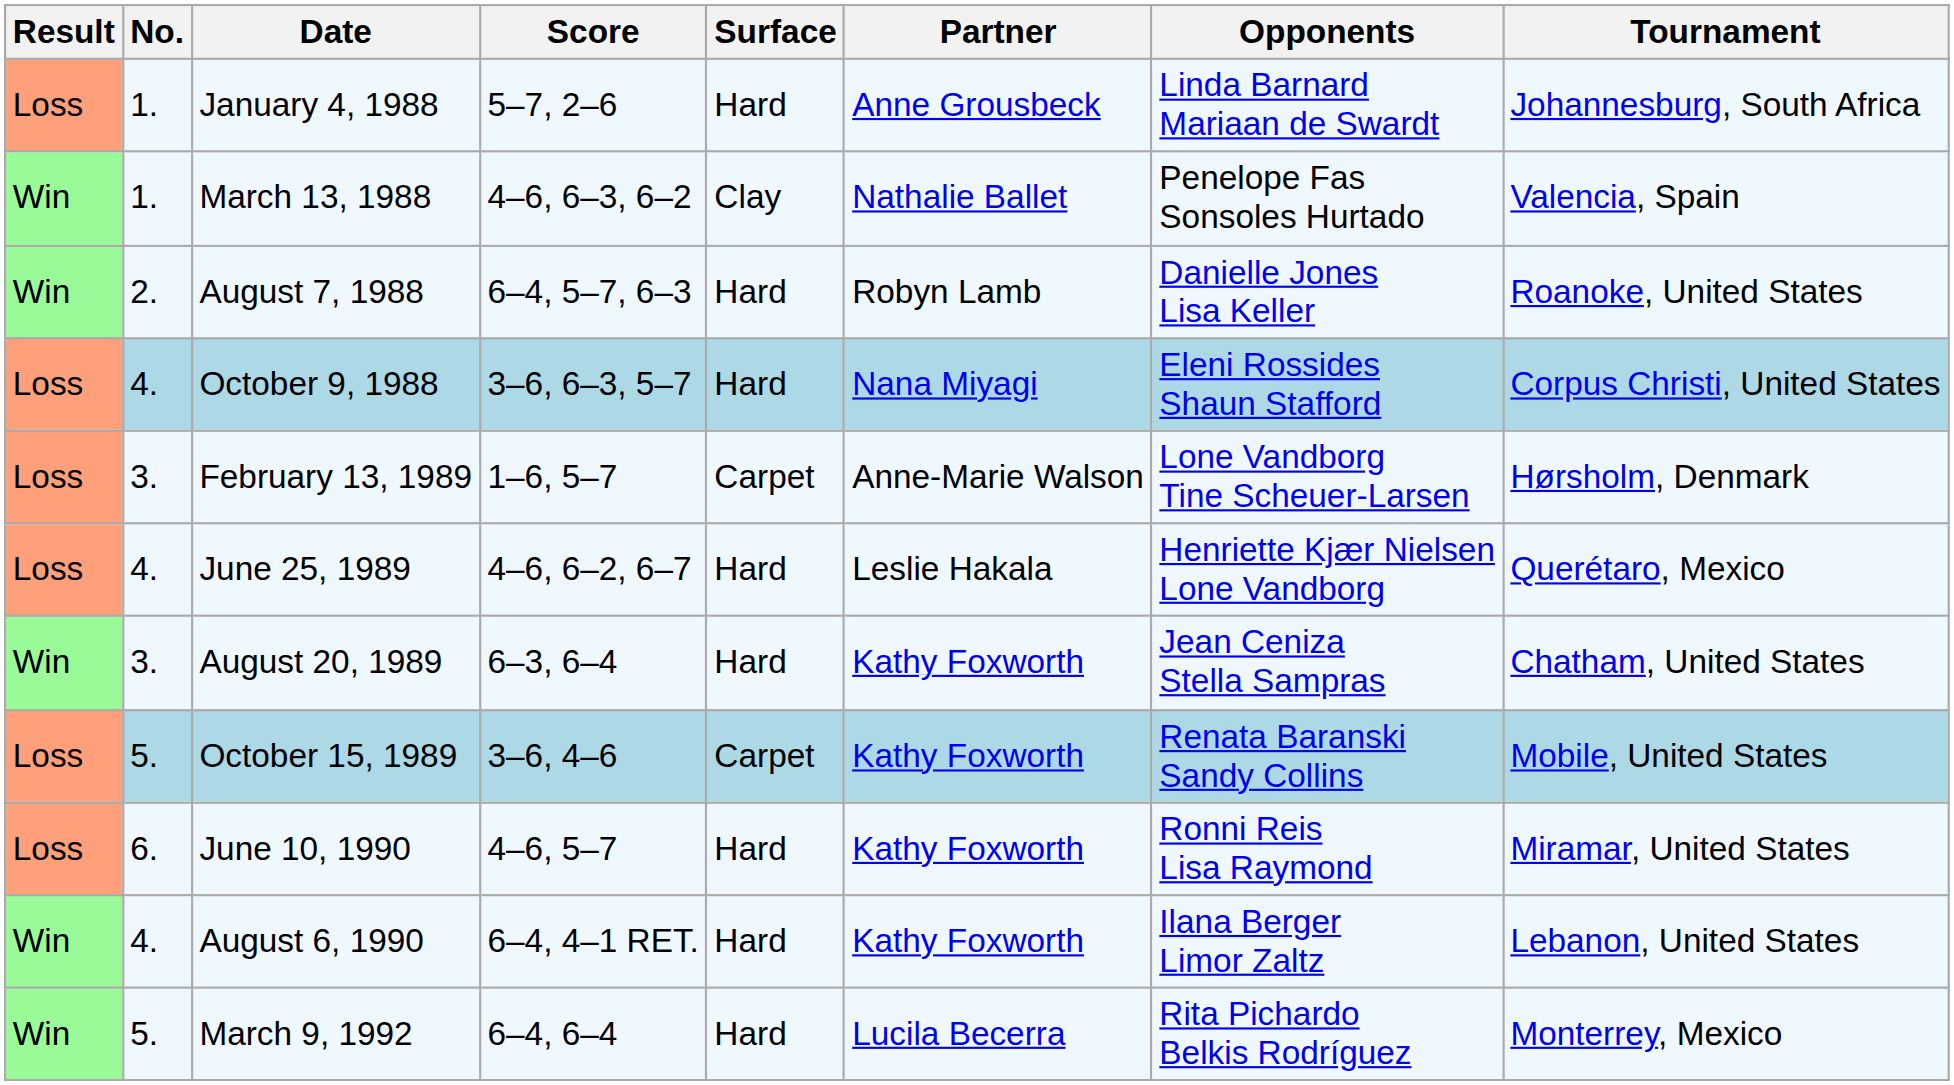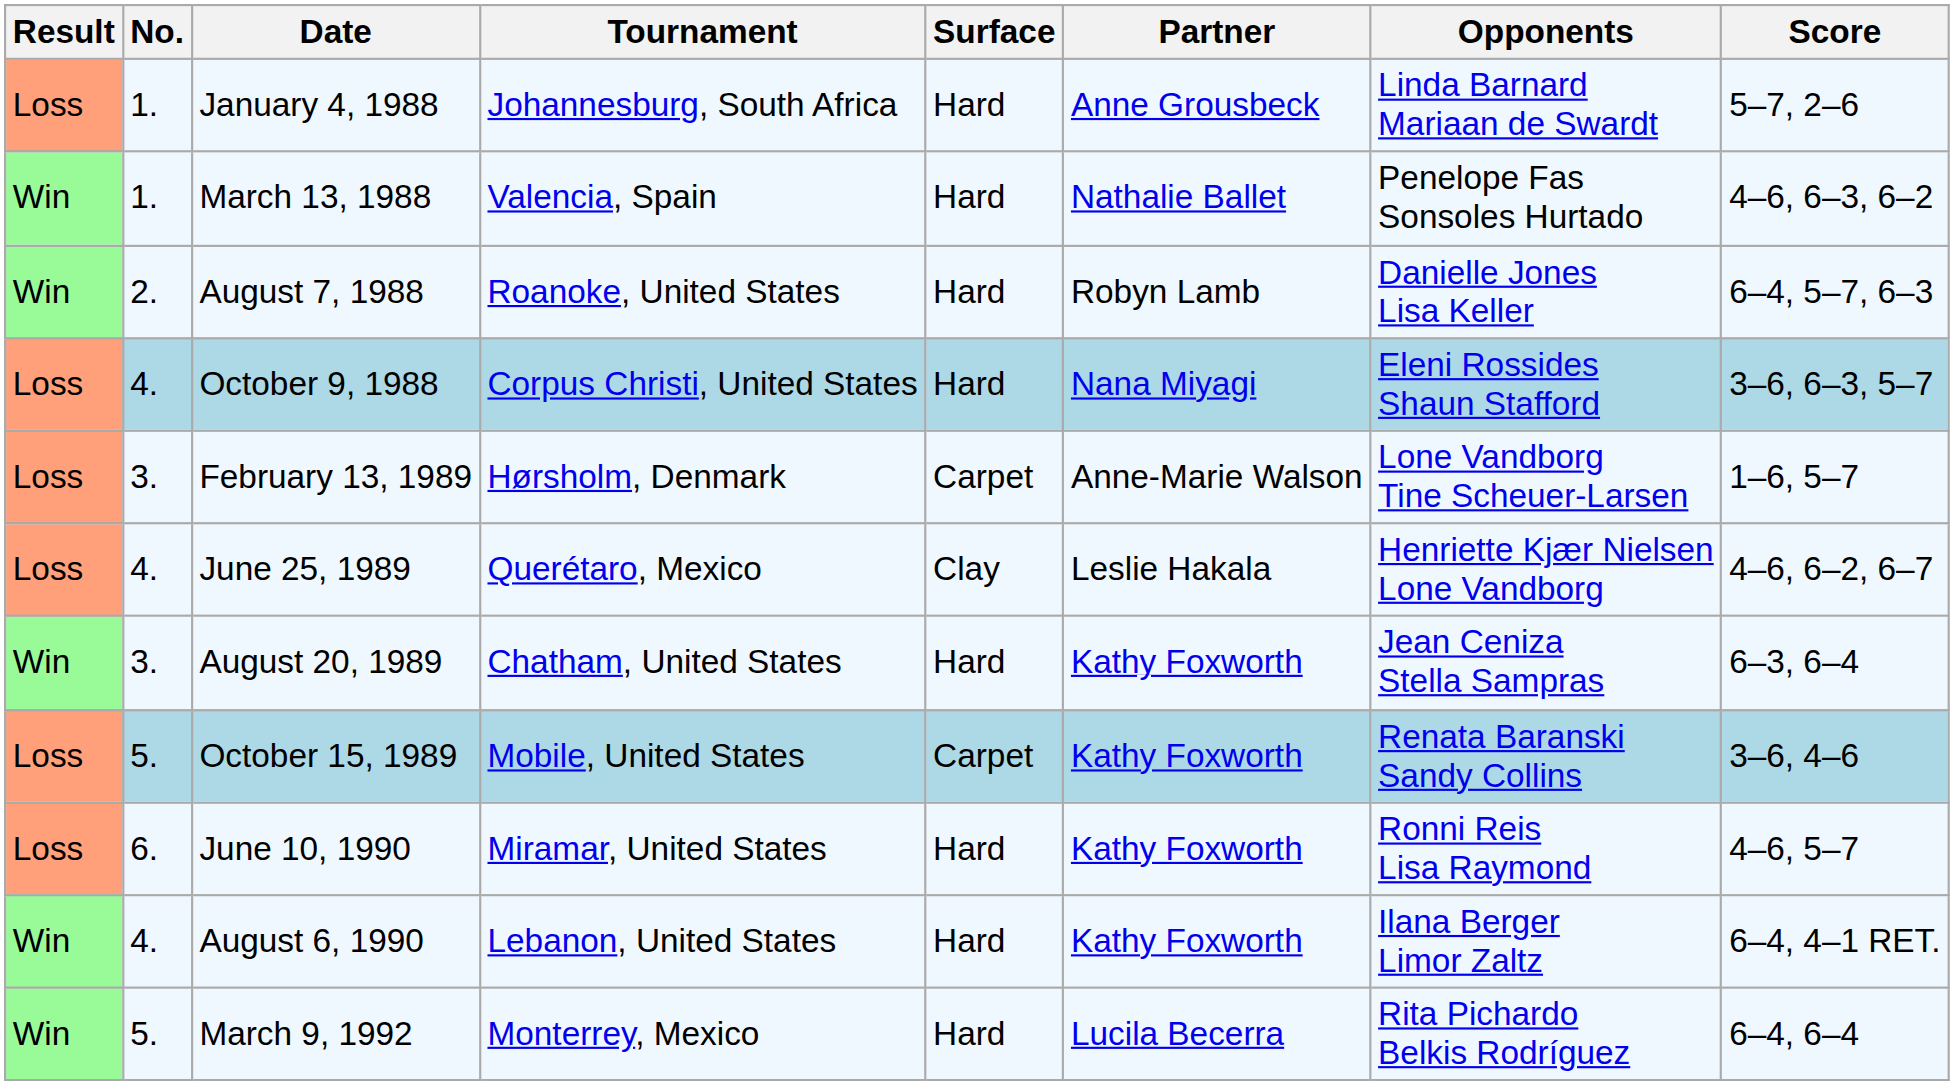columns swapped: (1725, 31) <-> (593, 31)
(748, 197) Clay -> (969, 197) Hard
(751, 568) Hard -> (966, 568) Clay
